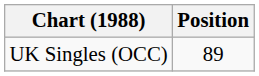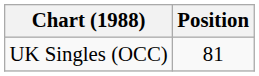(213, 53) 89 -> (213, 53) 81
